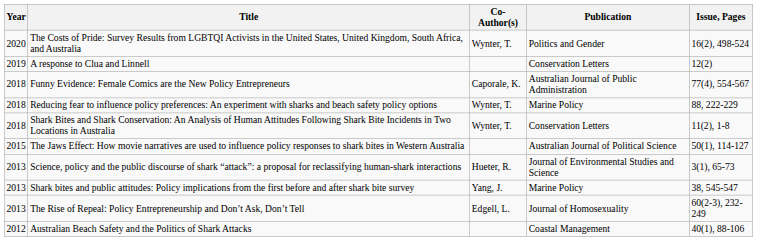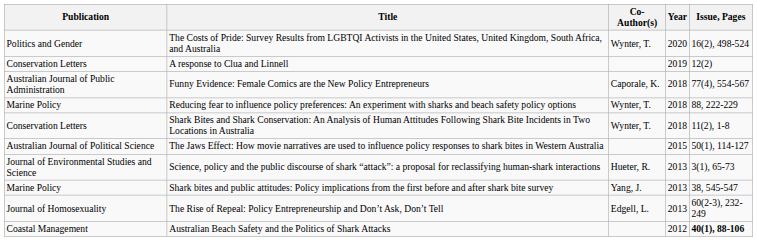columns swapped: (16, 17) <-> (608, 17)
(718, 229) normal -> (718, 229) bold
